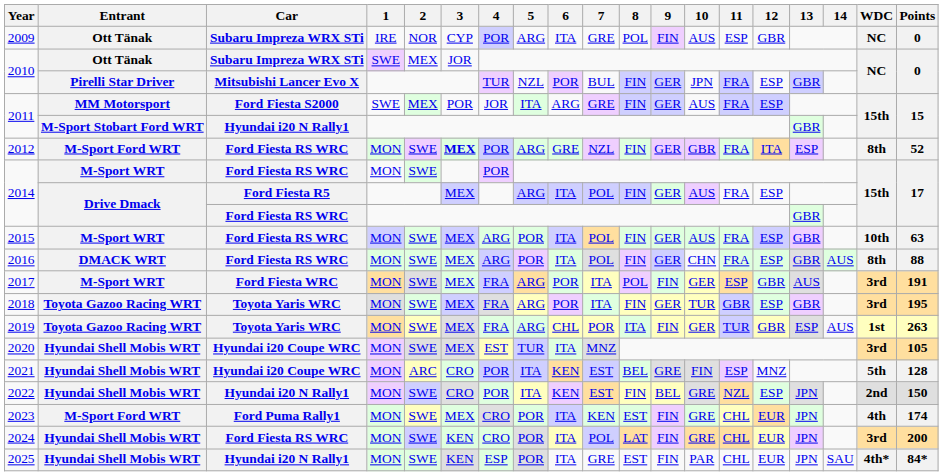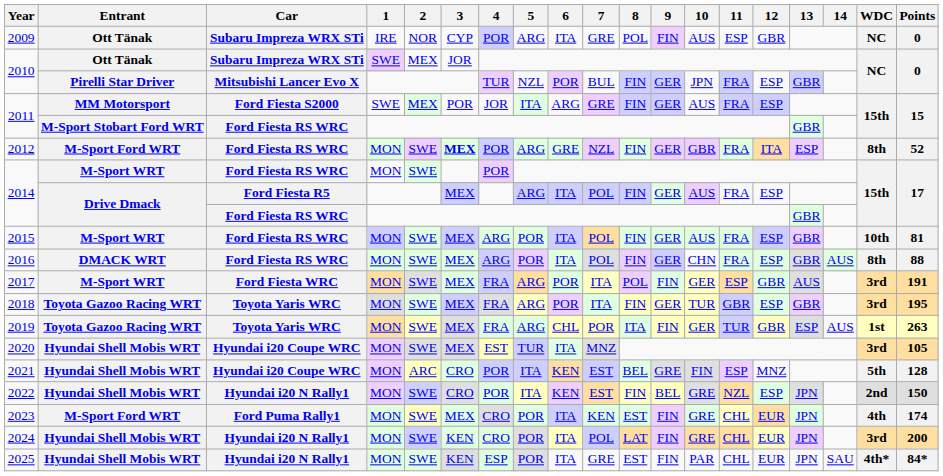(287, 126) Hyundai i20 N Rally1 -> (287, 126) Ford Fiesta RS WRC
(917, 237) 63 -> (917, 237) 81
(287, 437) Ford Fiesta RS WRC -> (287, 437) Hyundai i20 N Rally1
